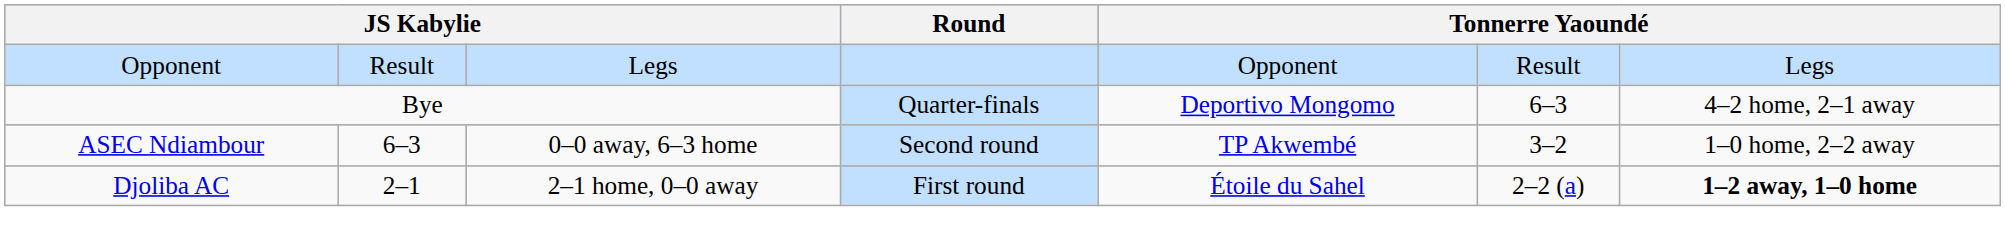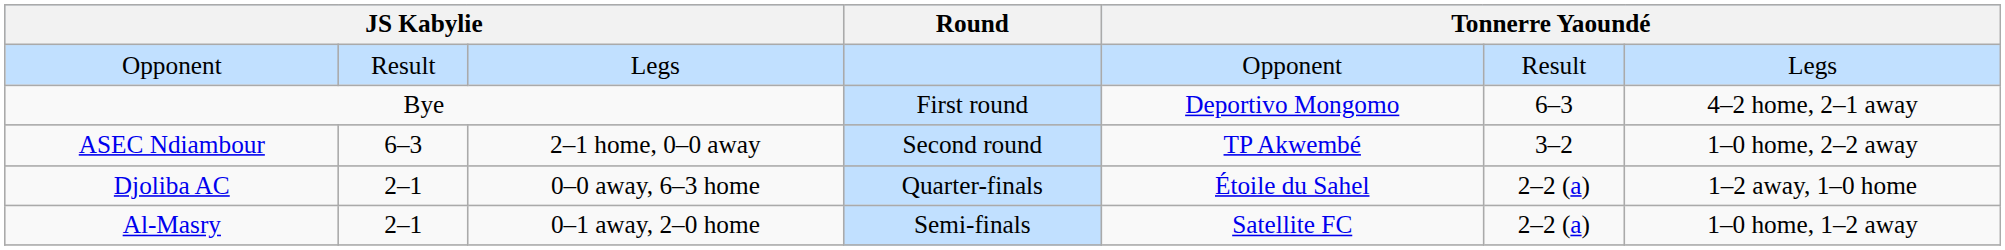(969, 104) Quarter-finals -> (972, 104) First round
(653, 144) 0–0 away, 6–3 home -> (655, 144) 2–1 home, 0–0 away
(653, 184) 2–1 home, 0–0 away -> (655, 184) 0–0 away, 6–3 home
(969, 184) First round -> (972, 184) Quarter-finals
(1810, 184) bold -> (1813, 184) normal
+ row: (172, 225)
